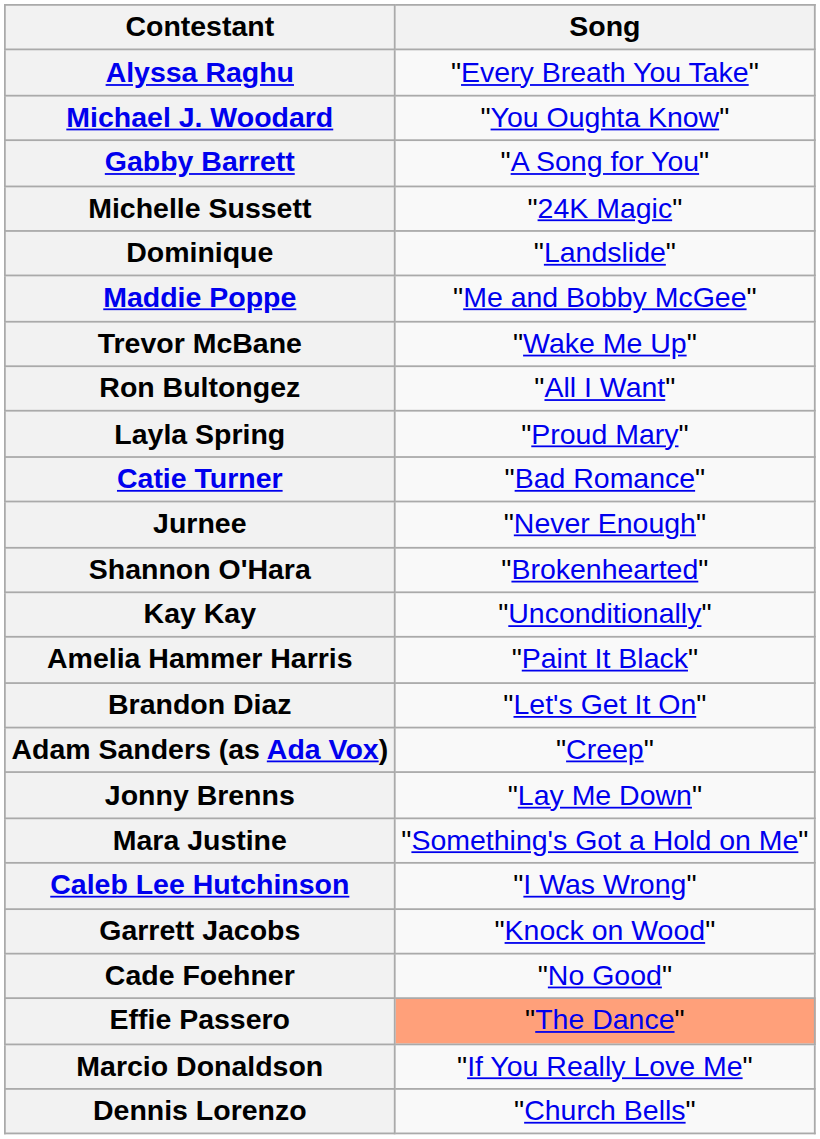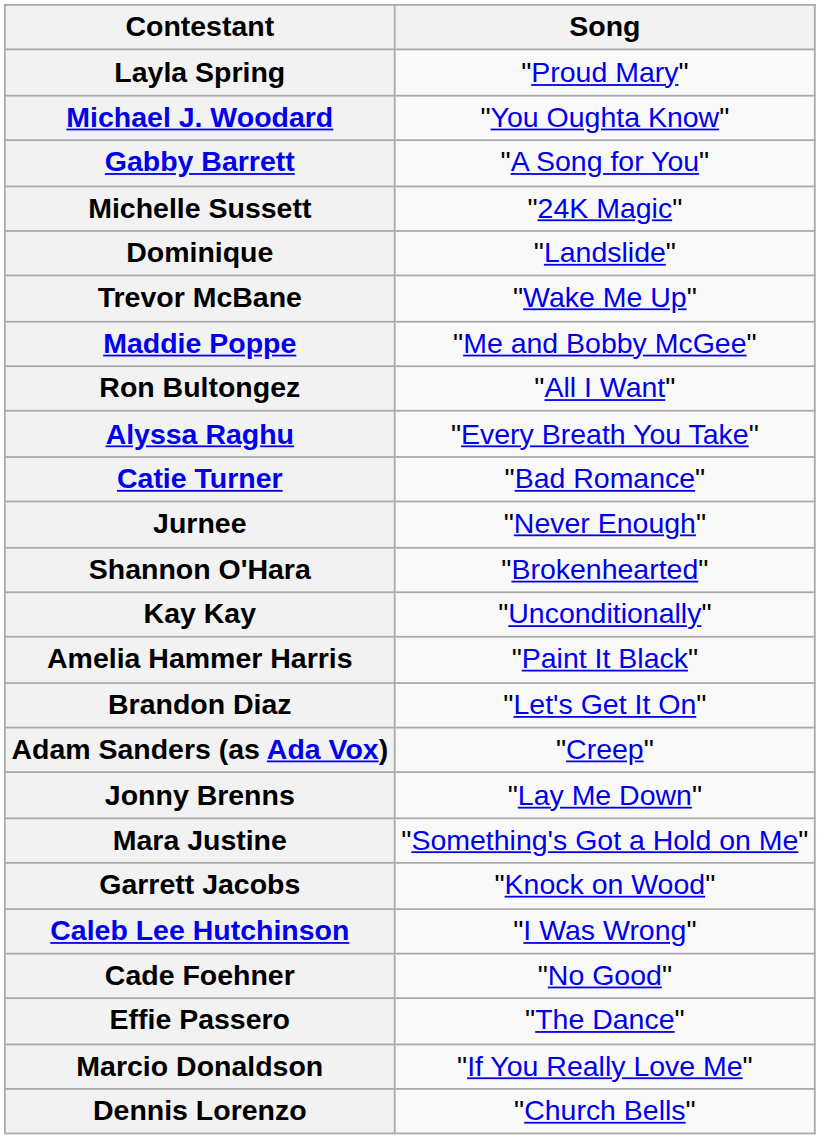rows swapped: (200, 433) <-> (200, 72)
rows swapped: (200, 343) <-> (200, 298)
rows swapped: (200, 885) <-> (200, 930)
(605, 1020) lightsalmon background -> (605, 1020) no background
